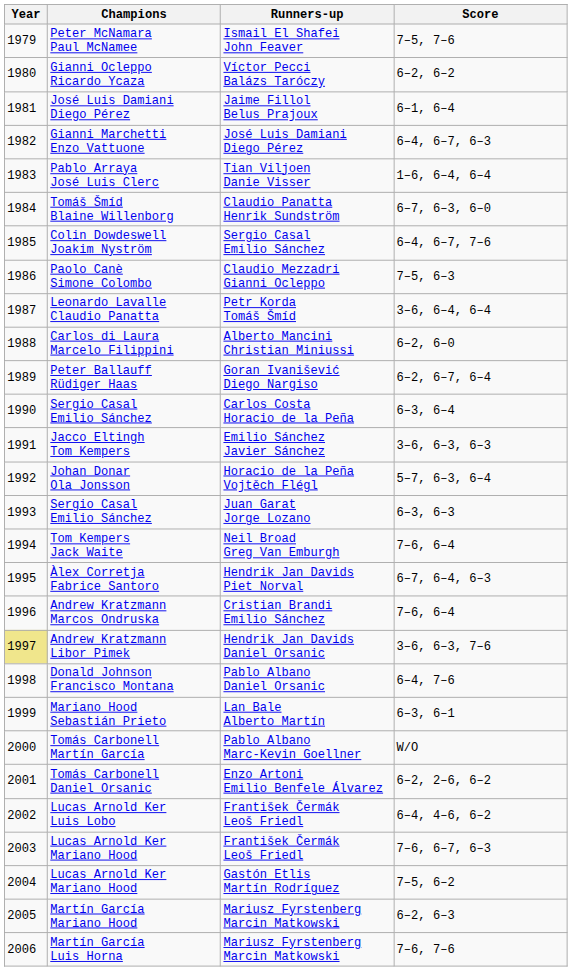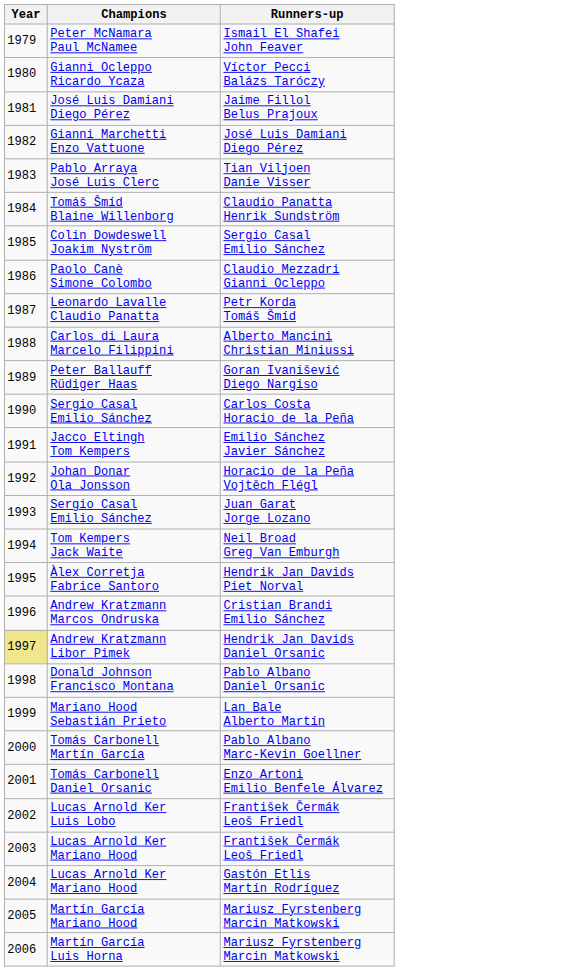- column: (480, 14)
